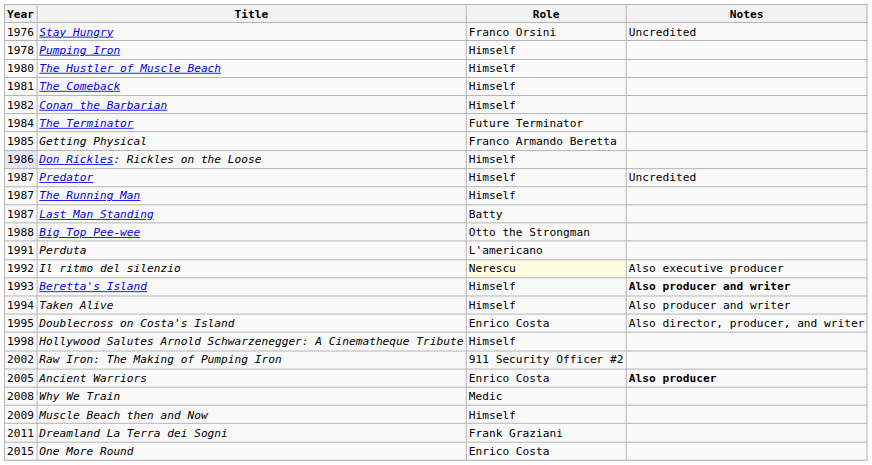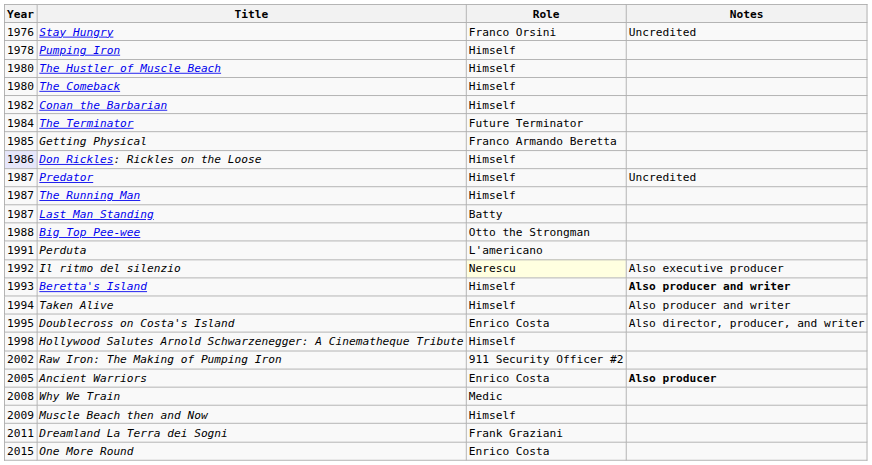(21, 86) 1981 -> (21, 86) 1980
